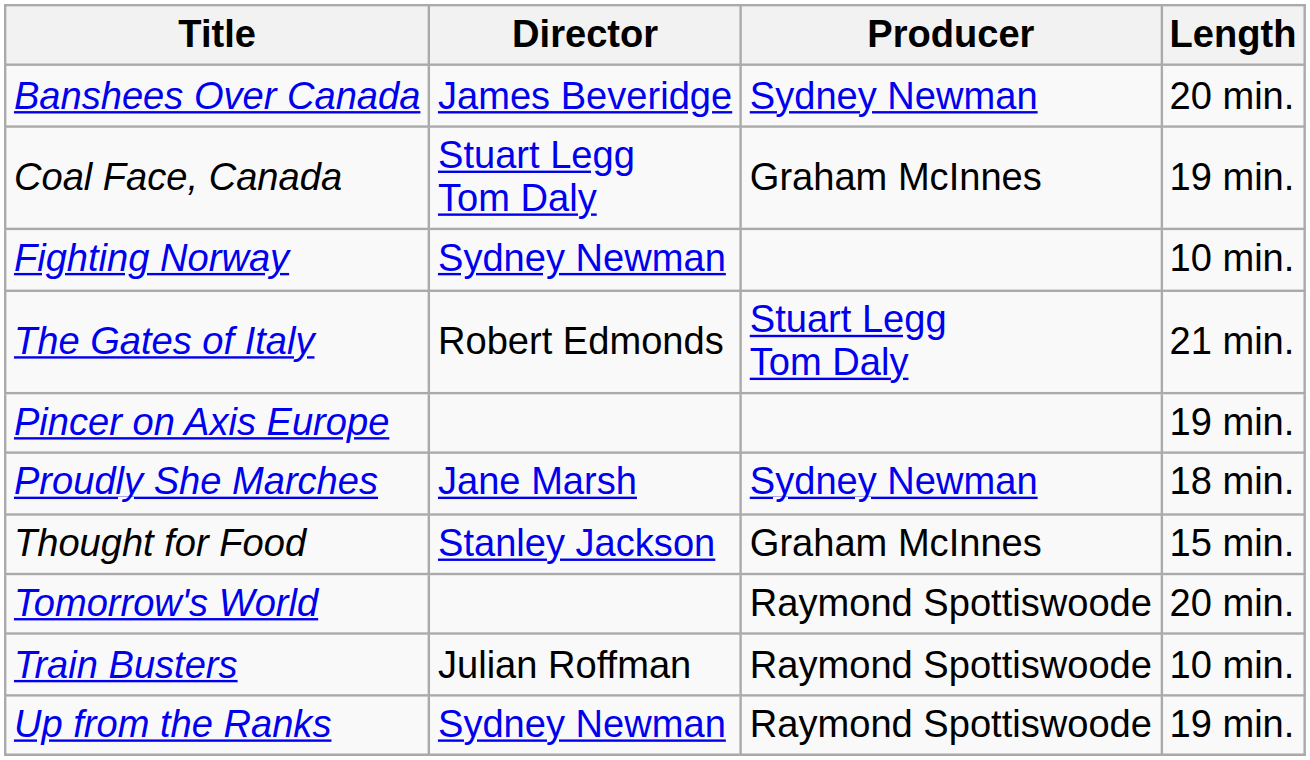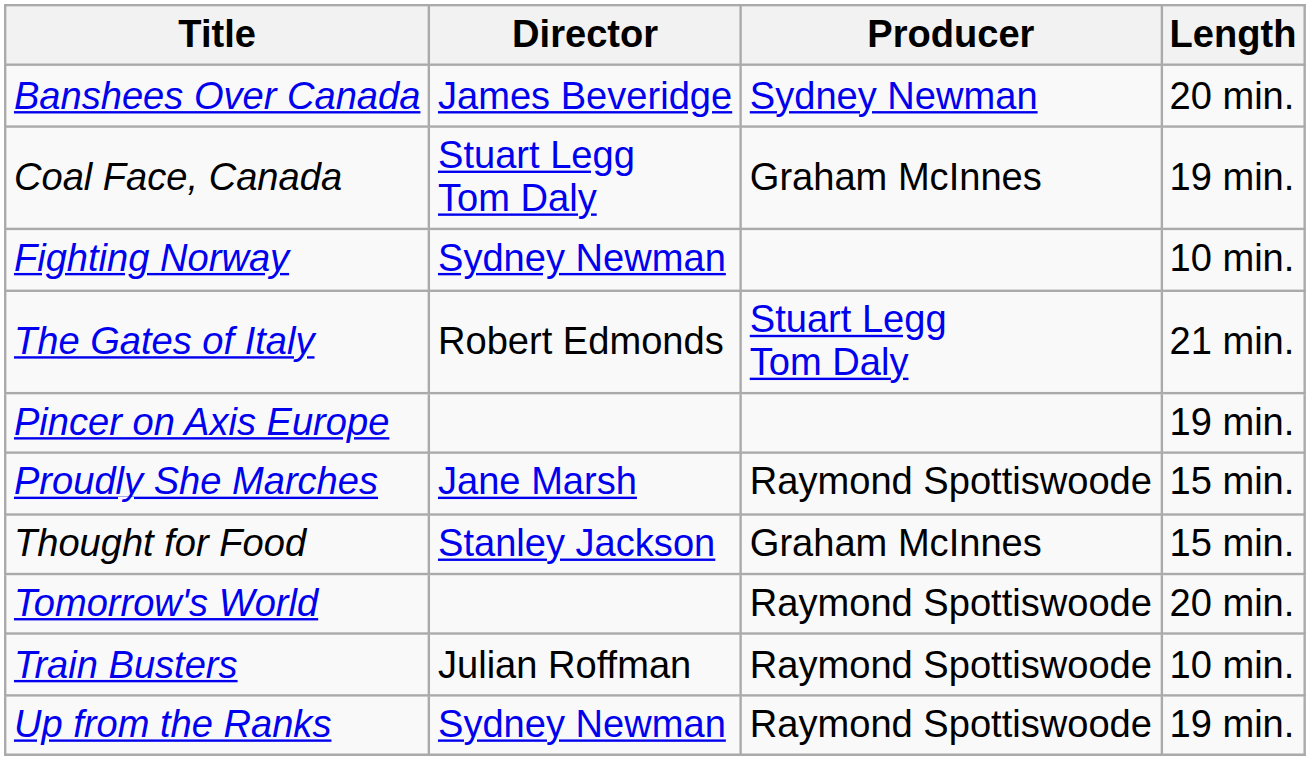(894, 482) Sydney Newman -> (951, 482) Raymond Spottiswoode
(1232, 482) 18 min. -> (1232, 482) 15 min.
